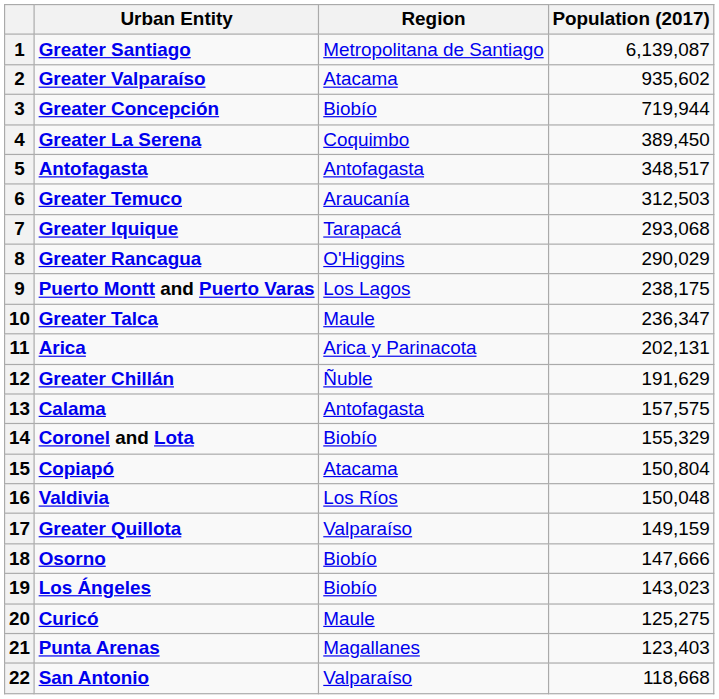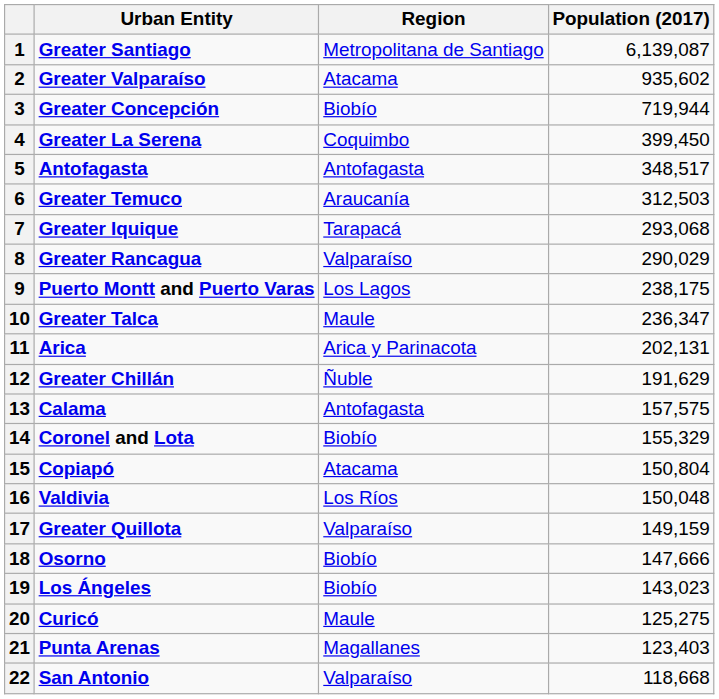(676, 139) 389,450 -> (676, 139) 399,450
(364, 259) O'Higgins -> (368, 259) Valparaíso
